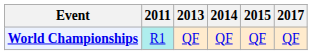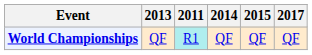columns swapped: (158, 16) <-> (191, 16)
